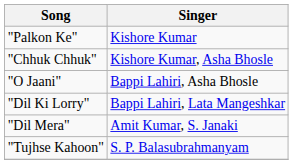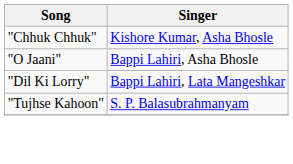- row: (43, 37)
- row: (39, 125)
